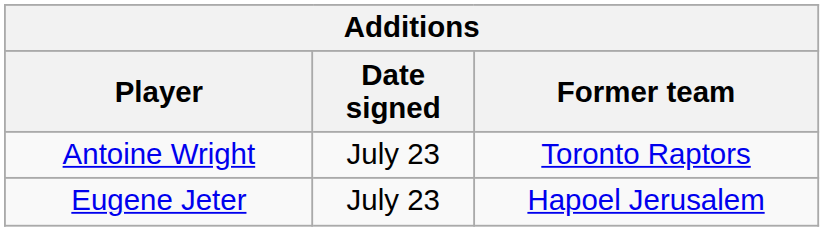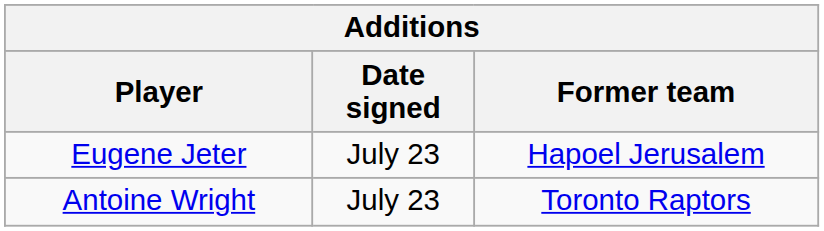rows swapped: (159, 154) <-> (159, 201)
